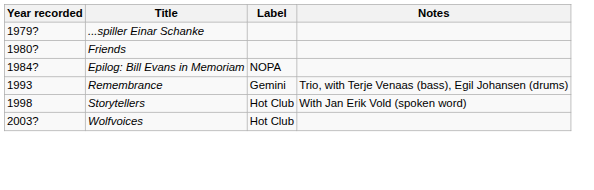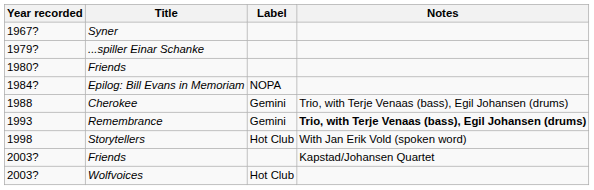+ row: (23, 31)
+ row: (20, 103)
(434, 85) normal -> (443, 121) bold
+ row: (23, 157)
